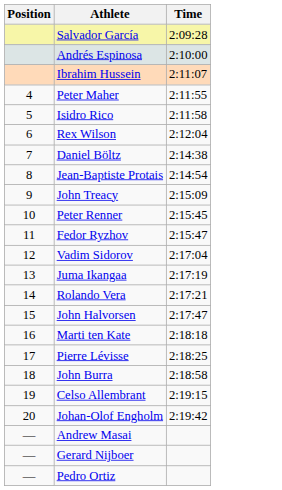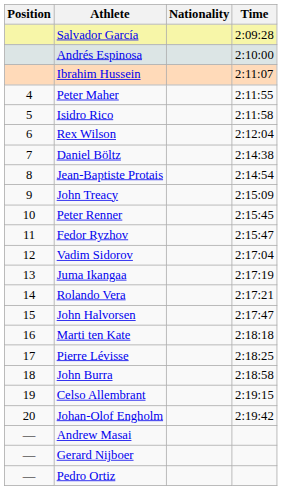+ column: (199, 14)
